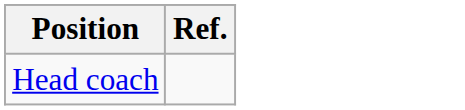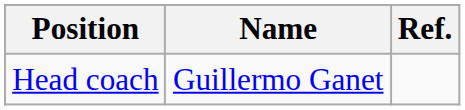+ column: (278, 29)
